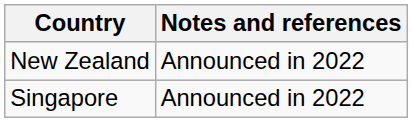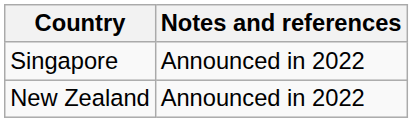rows swapped: (80, 60) <-> (64, 98)
